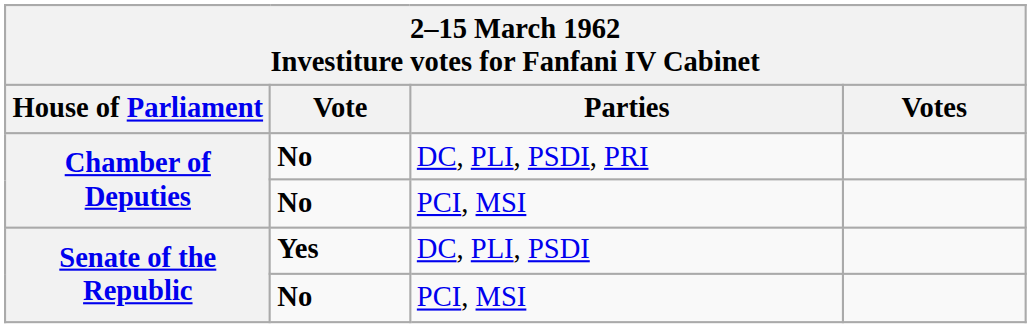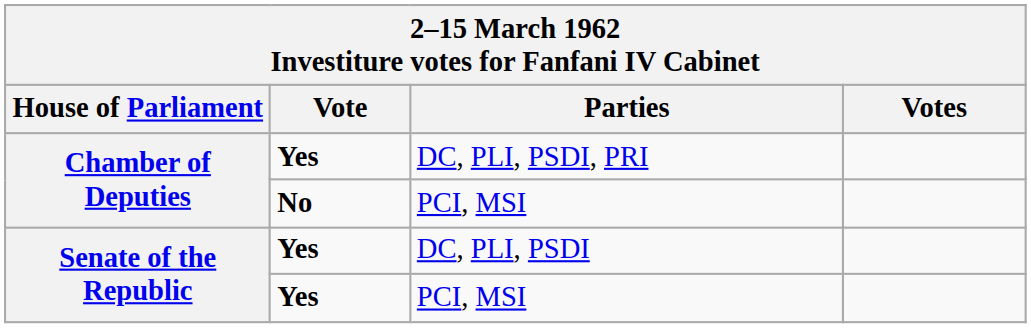(295, 155) No -> (298, 155) Yes
(295, 296) No -> (298, 296) Yes
